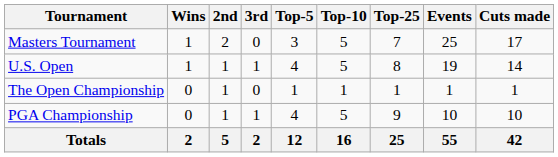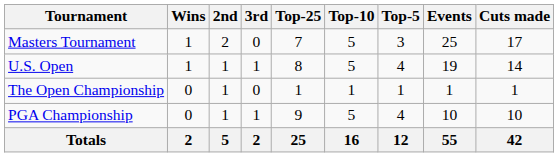columns swapped: (294, 16) <-> (397, 16)
